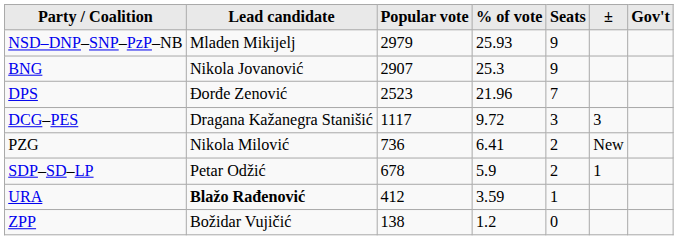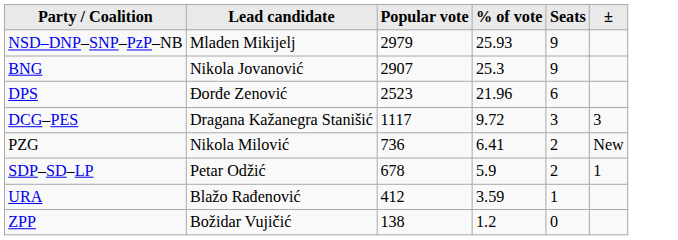- column: (651, 17)
(554, 94) 7 -> (554, 94) 6
(248, 196) bold -> (245, 196) normal
